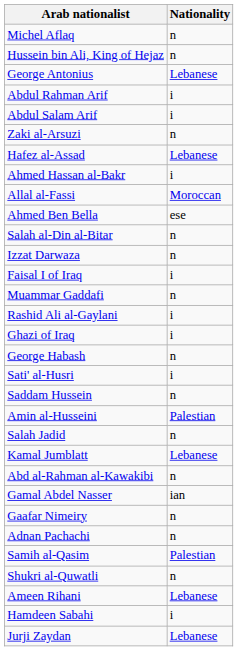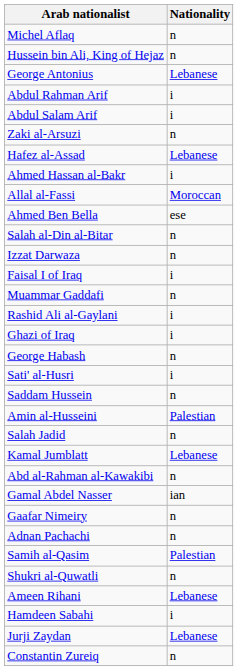+ row: (53, 656)
